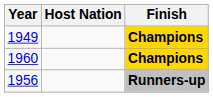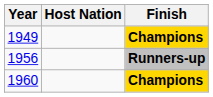rows swapped: (23, 80) <-> (23, 59)
